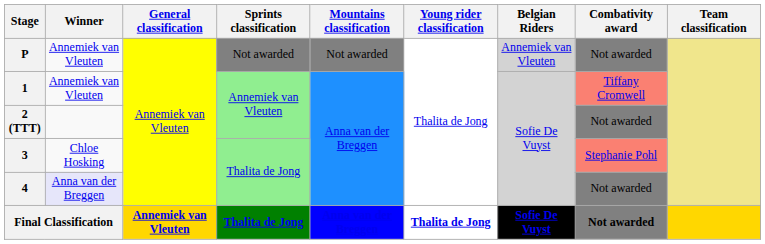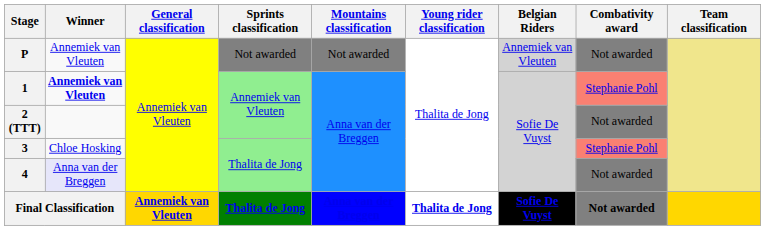(84, 87) normal -> (85, 87) bold
(621, 87) Tiffany Cromwell -> (622, 87) Stephanie Pohl
